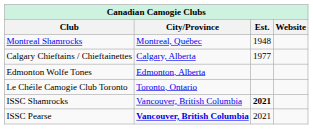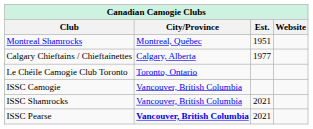(262, 42) 1948 -> (262, 42) 1951
- row: (49, 72)
+ row: (34, 87)
(262, 102) bold -> (262, 102) normal
